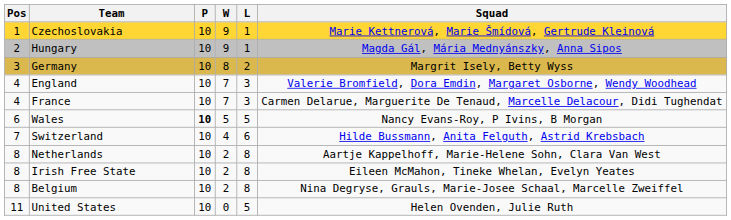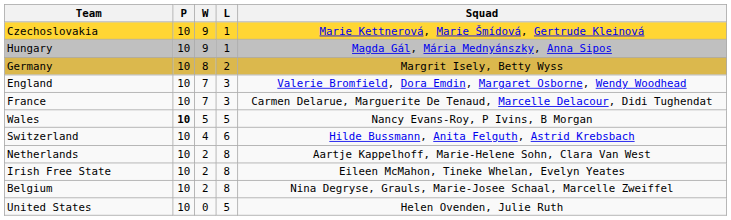- column: (17, 13)
